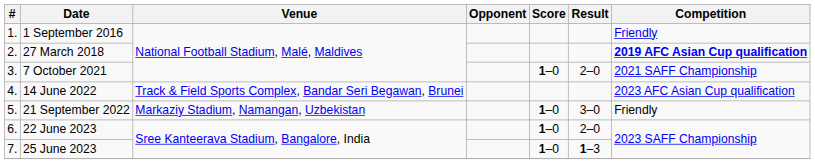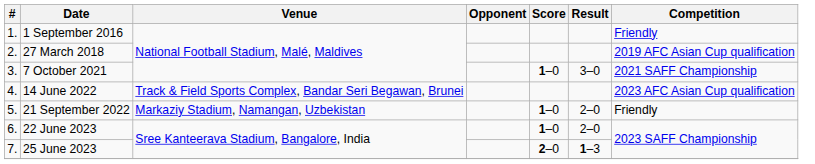(711, 52) bold -> (704, 52) normal
(590, 71) 2–0 -> (590, 71) 3–0
(590, 110) 3–0 -> (590, 110) 2–0
(549, 149) 1–0 -> (549, 149) 2–0
